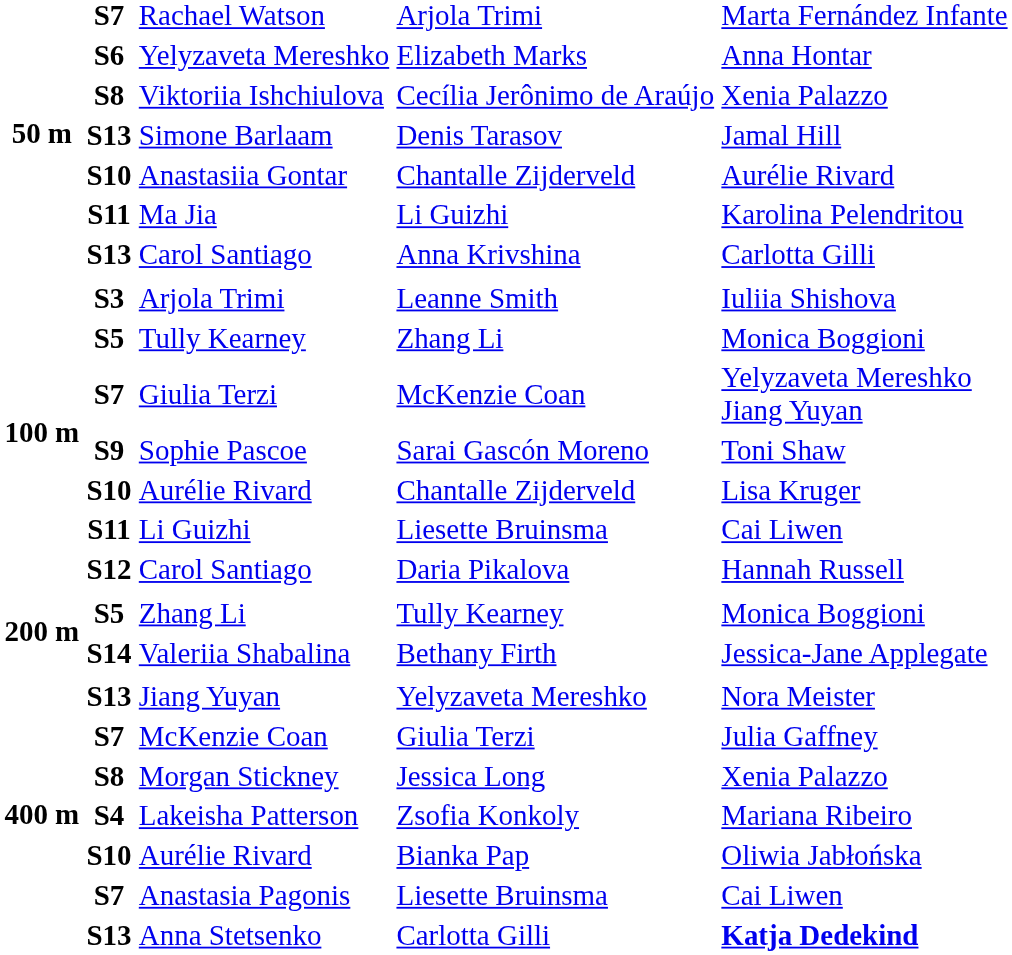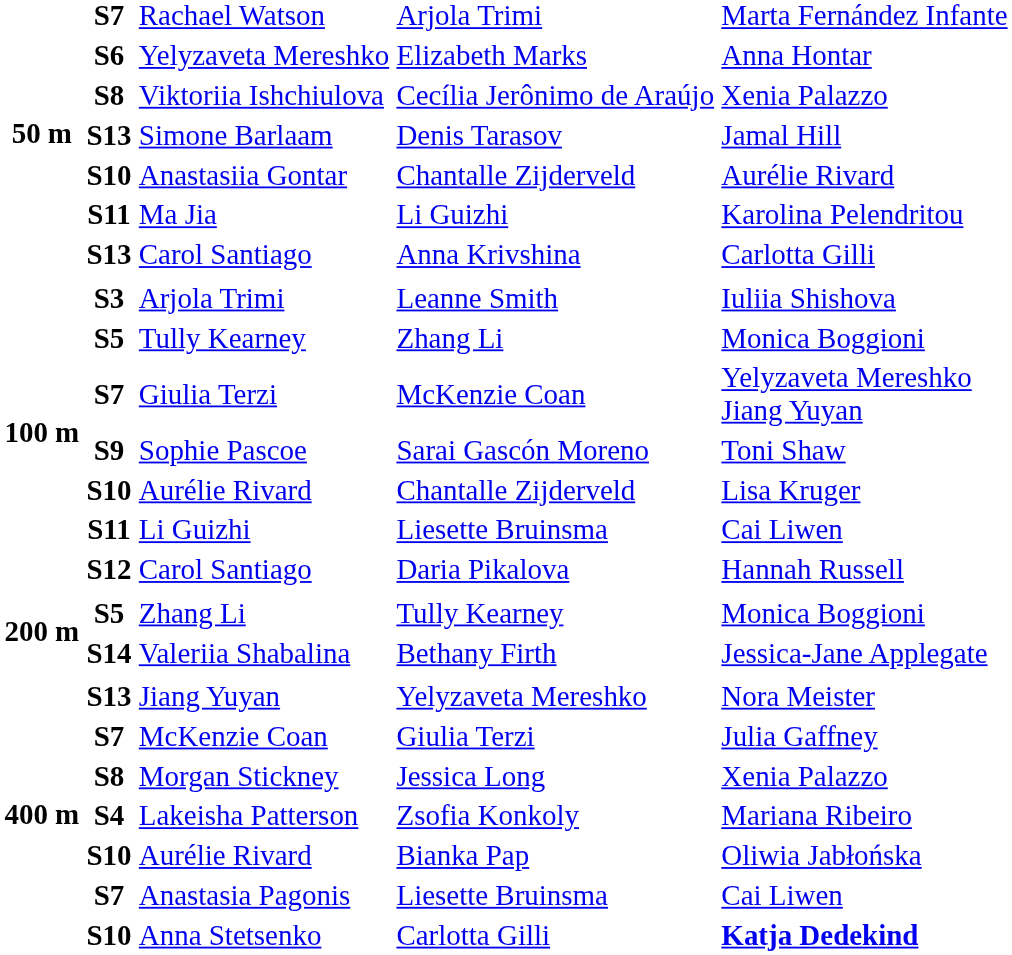(109, 935) S13 -> (109, 935) S10
